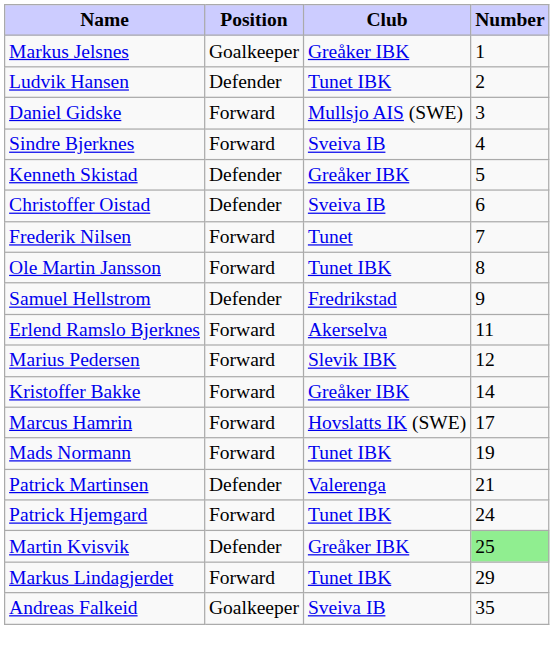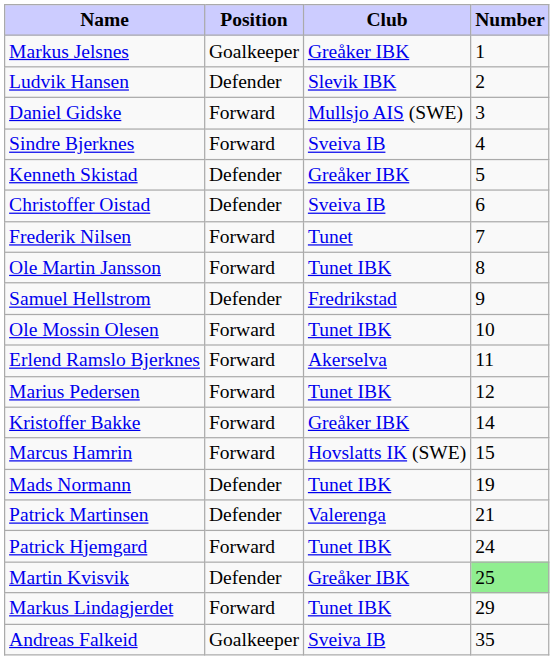(350, 81) Tunet IBK -> (352, 81) Slevik IBK
+ row: (84, 329)
(352, 360) Slevik IBK -> (350, 391) Tunet IBK
(485, 422) 17 -> (485, 453) 15
(242, 453) Forward -> (245, 484) Defender
